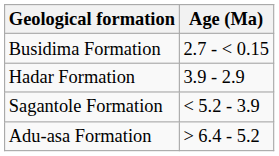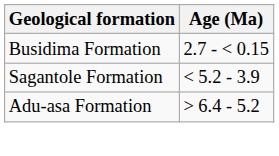- row: (72, 77)
